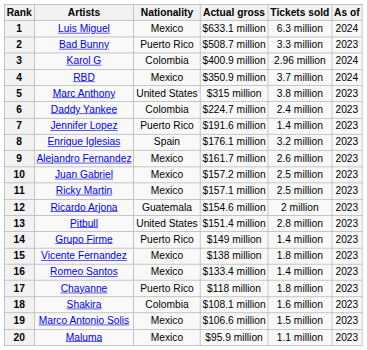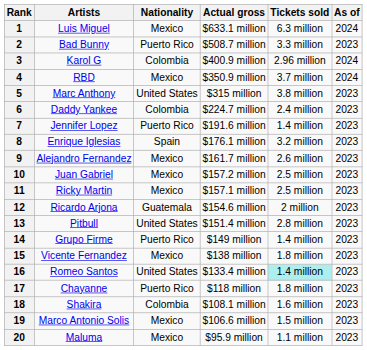(167, 272) Mexico -> (167, 272) United States
(300, 272) no background -> (300, 272) paleturquoise background
